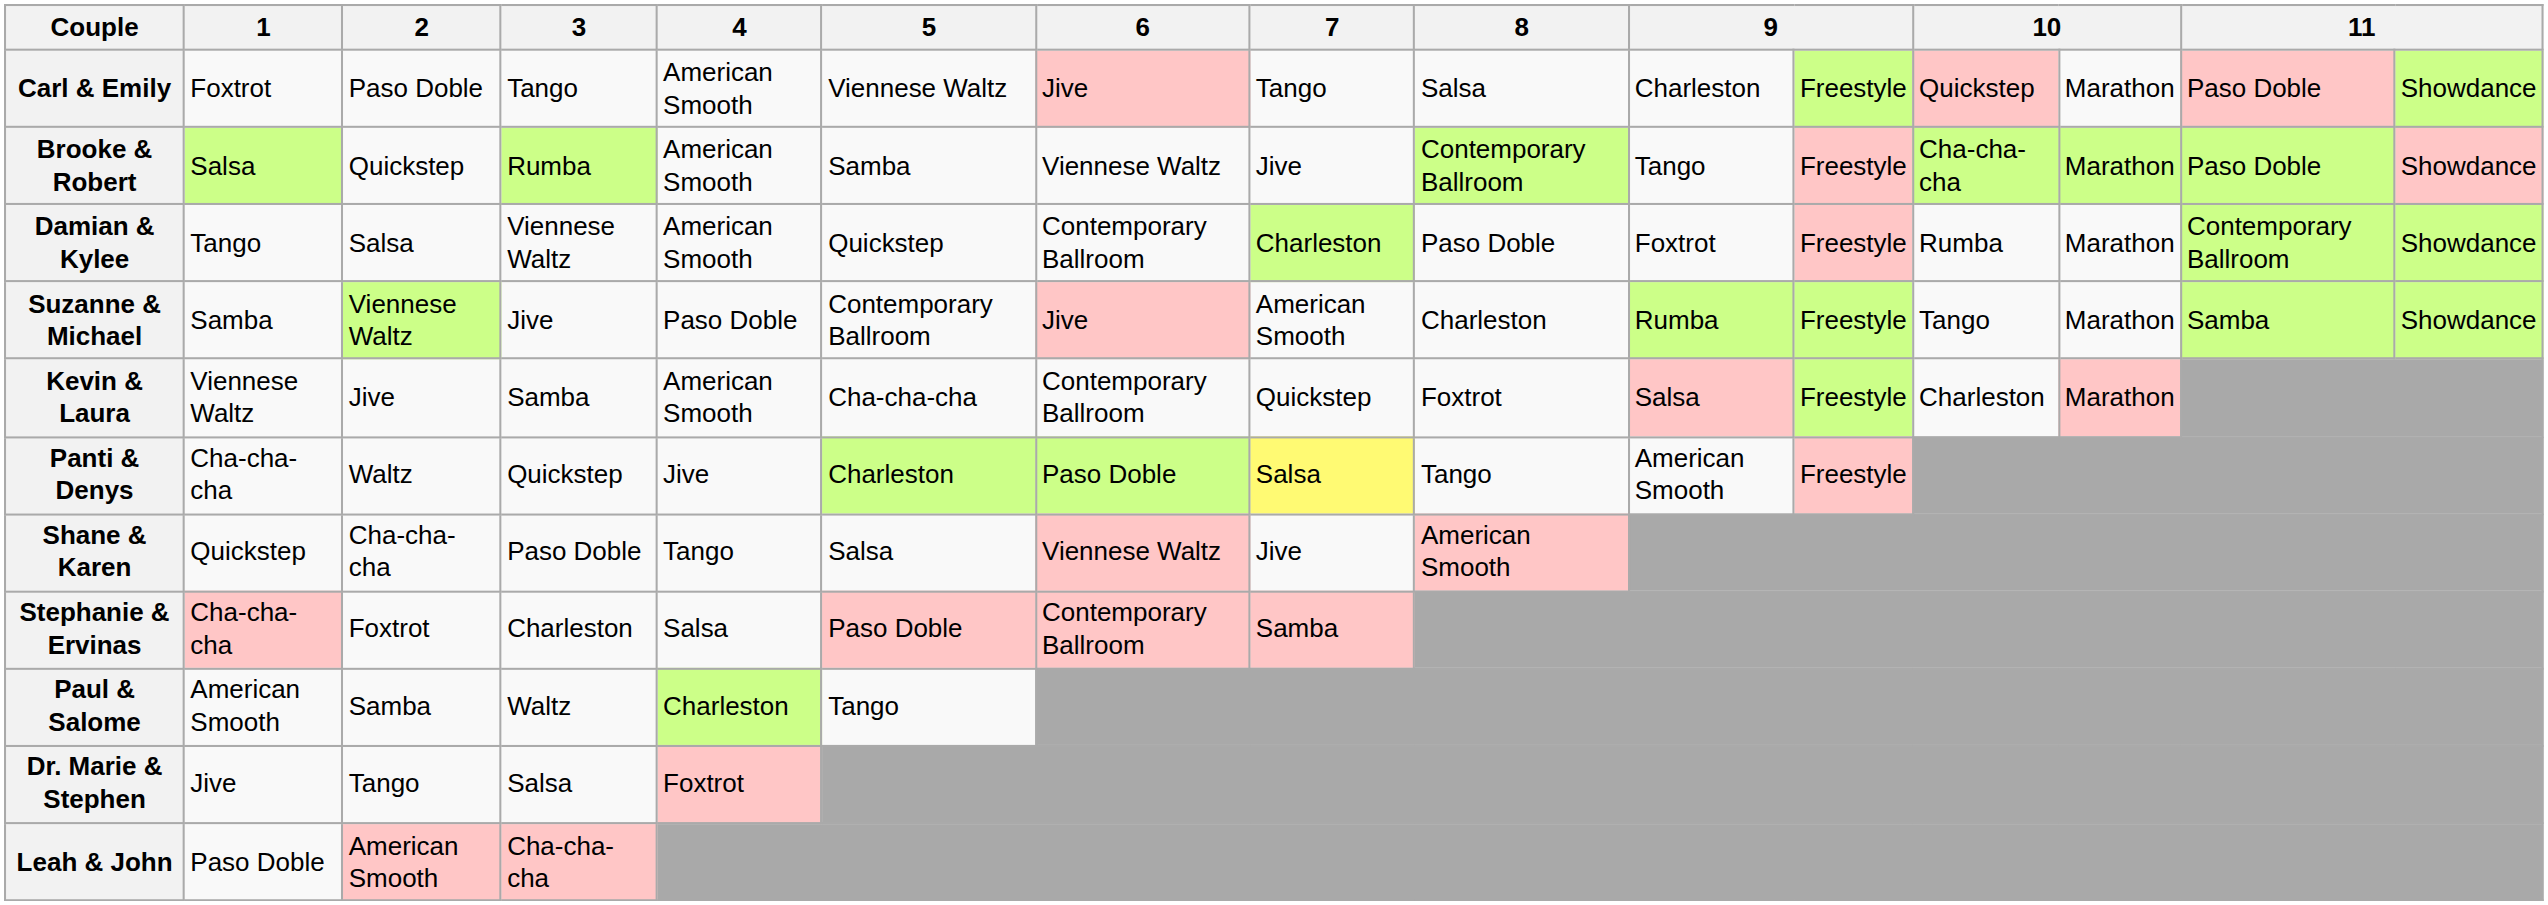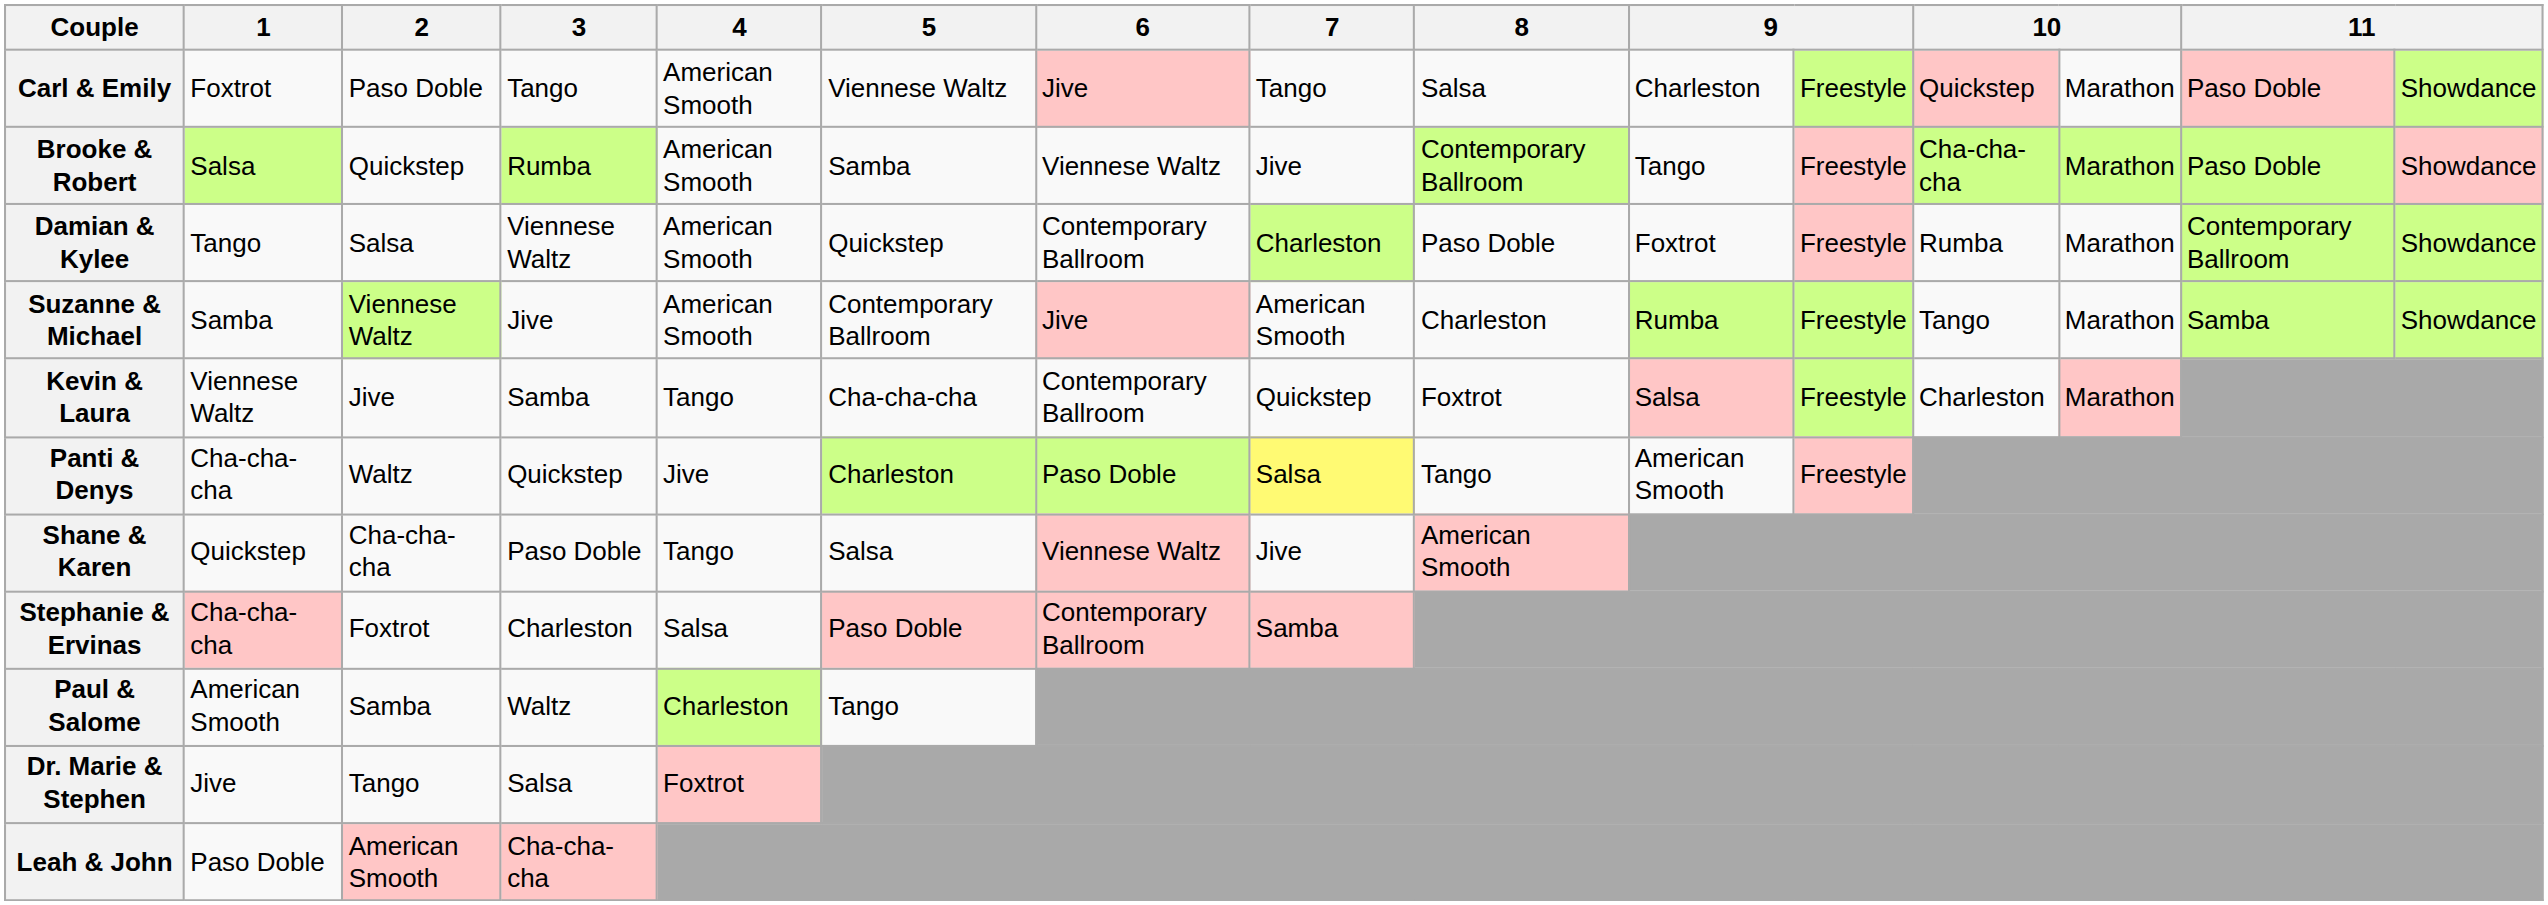(730, 319) Paso Doble -> (718, 319) American Smooth
(718, 397) American Smooth -> (698, 397) Tango
